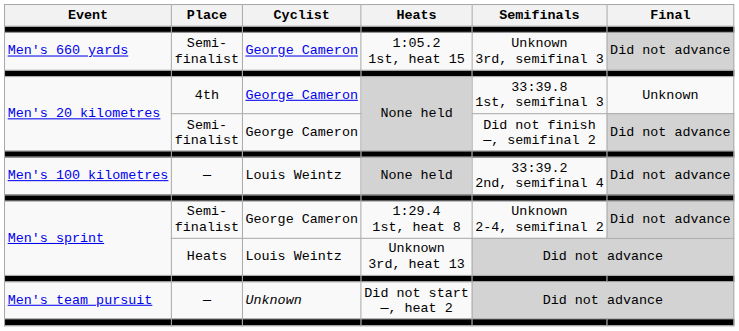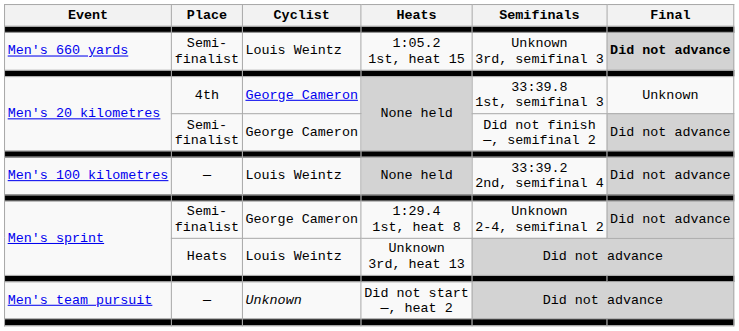(302, 51) George Cameron -> (294, 51) Louis Weintz
(670, 51) normal -> (670, 51) bold
